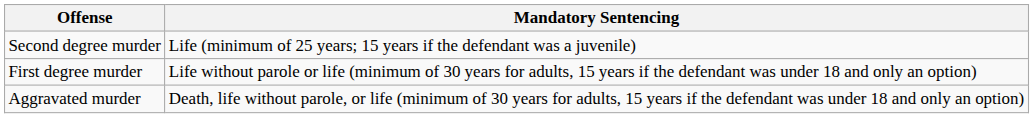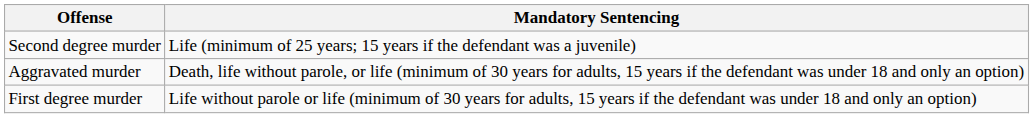rows swapped: (75, 71) <-> (75, 98)
